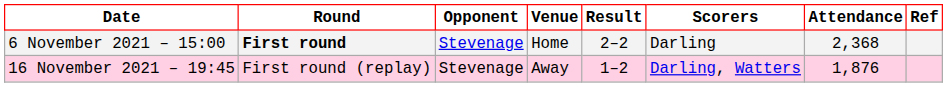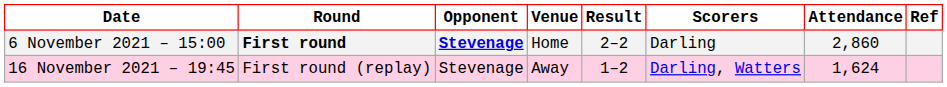(481, 43) normal -> (481, 43) bold
(856, 43) 2,368 -> (856, 43) 2,860
(856, 69) 1,876 -> (856, 69) 1,624
